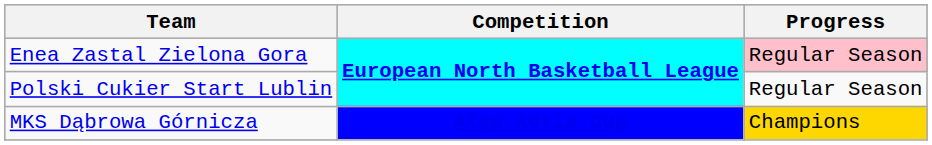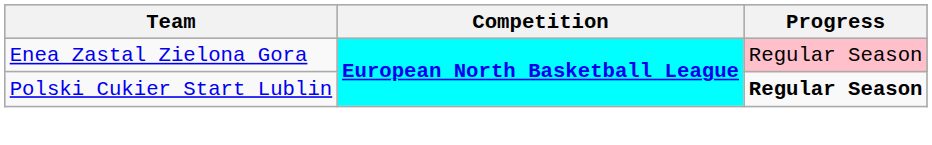(836, 89) normal -> (836, 89) bold
- row: (134, 123)
